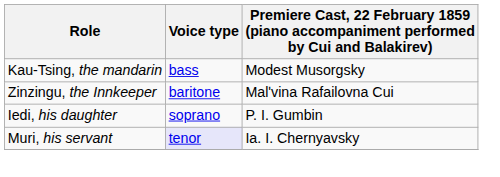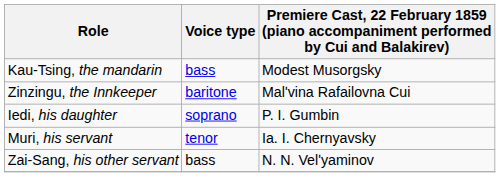(185, 138) lavender background -> (201, 138) no background
+ row: (93, 160)
